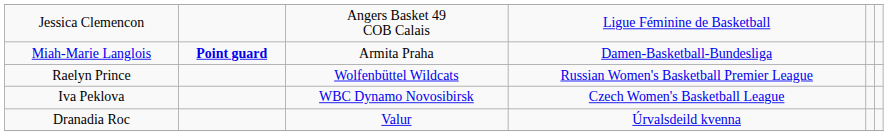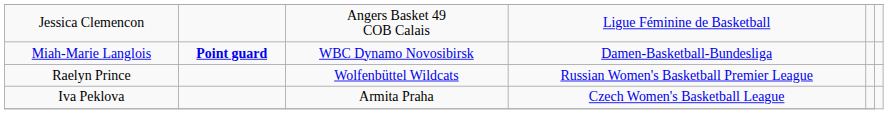(396, 53) Armita Praha -> (396, 53) WBC Dynamo Novosibirsk
(396, 97) WBC Dynamo Novosibirsk -> (396, 97) Armita Praha
- row: (91, 119)
